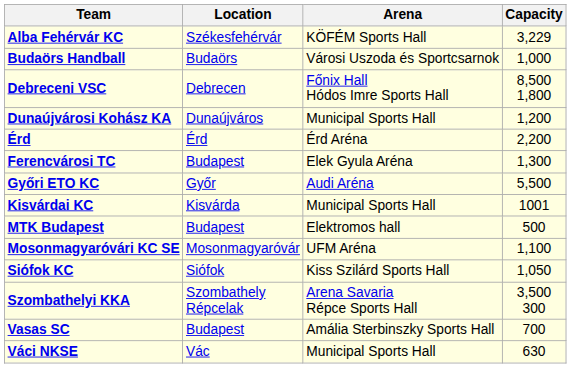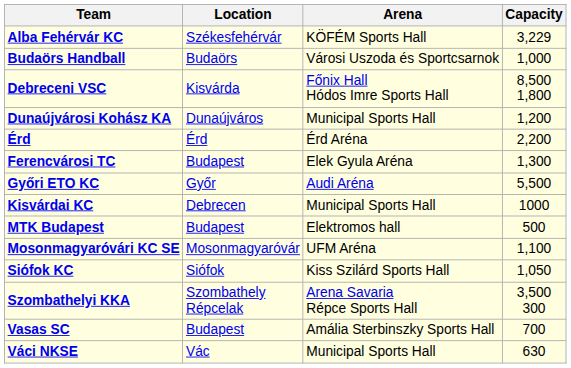(216, 88) Debrecen -> (213, 88) Kisvárda
(213, 205) Kisvárda -> (216, 205) Debrecen
(534, 205) 1001 -> (534, 205) 1000
